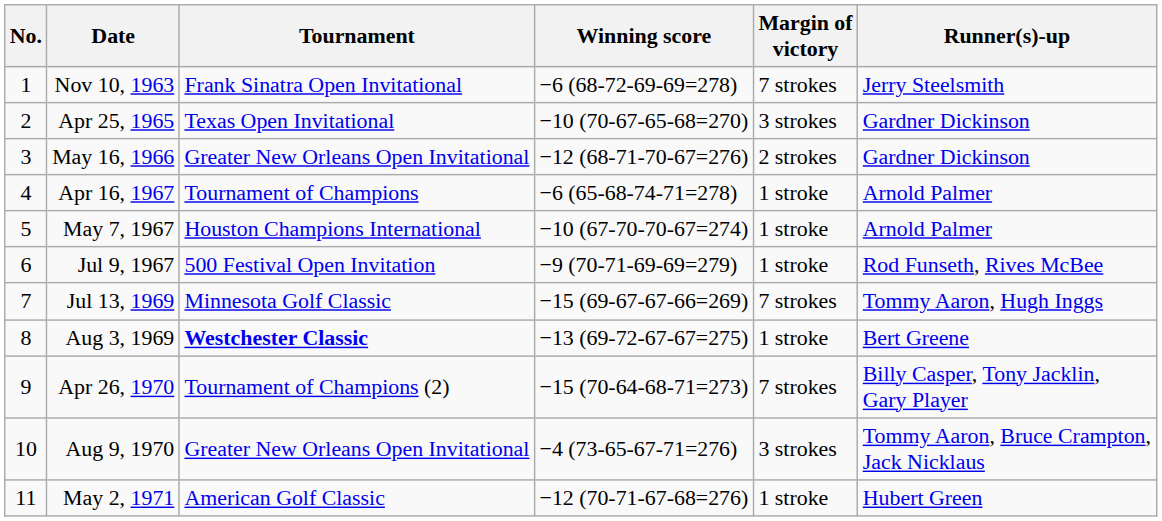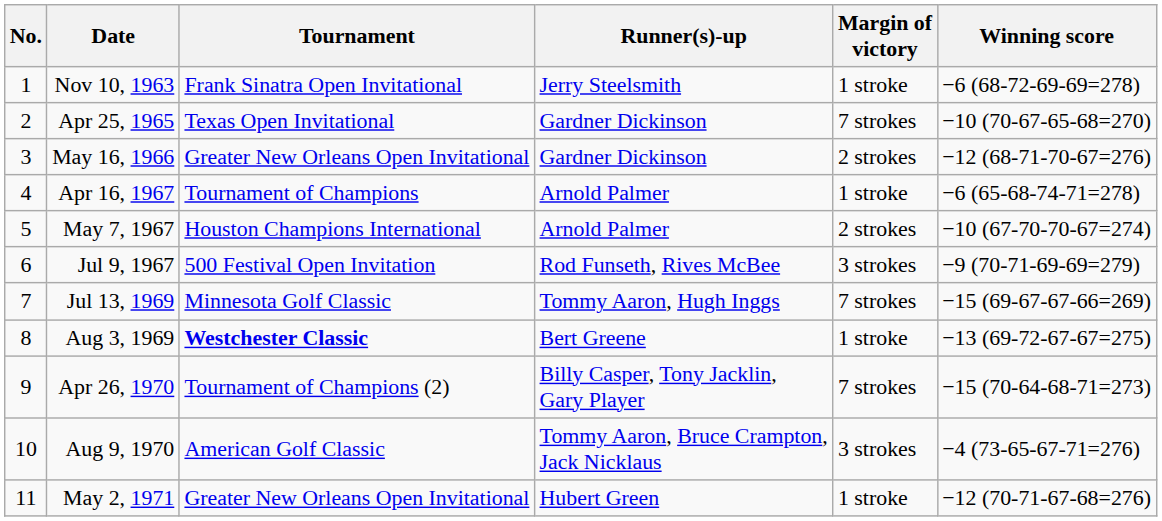columns swapped: (644, 35) <-> (1007, 35)
(798, 84) 7 strokes -> (873, 84) 1 stroke
(798, 120) 3 strokes -> (877, 120) 7 strokes
(793, 229) 1 stroke -> (877, 229) 2 strokes
(793, 265) 1 stroke -> (877, 265) 3 strokes
(357, 448) Greater New Orleans Open Invitational -> (285, 448) American Golf Classic
(285, 497) American Golf Classic -> (357, 497) Greater New Orleans Open Invitational
